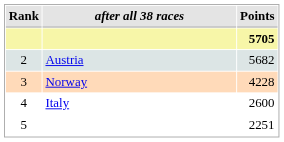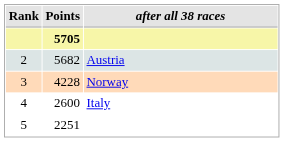columns swapped: (139, 16) <-> (257, 16)
